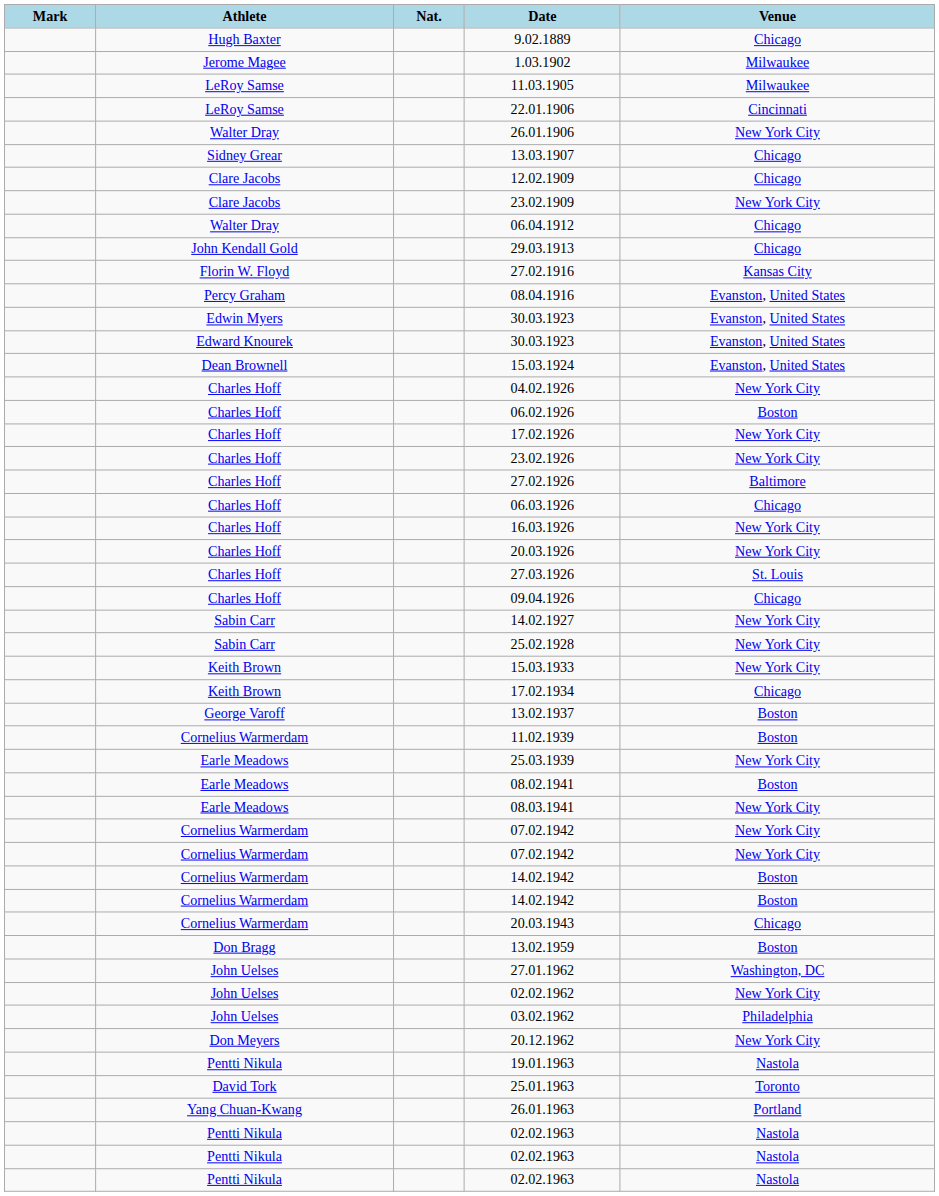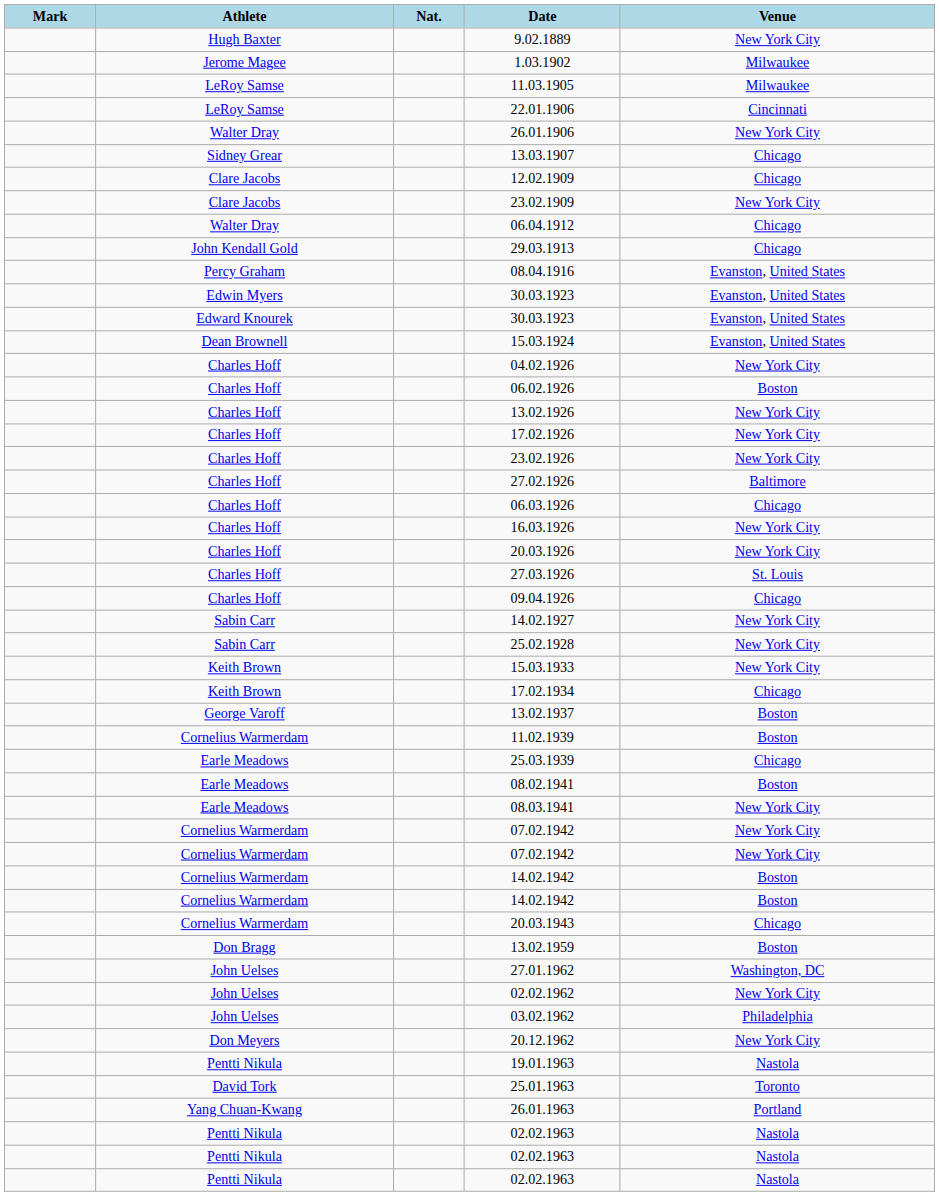(778, 39) Chicago -> (778, 39) New York City
- row: (245, 272)
+ row: (245, 412)
(778, 761) New York City -> (778, 761) Chicago
